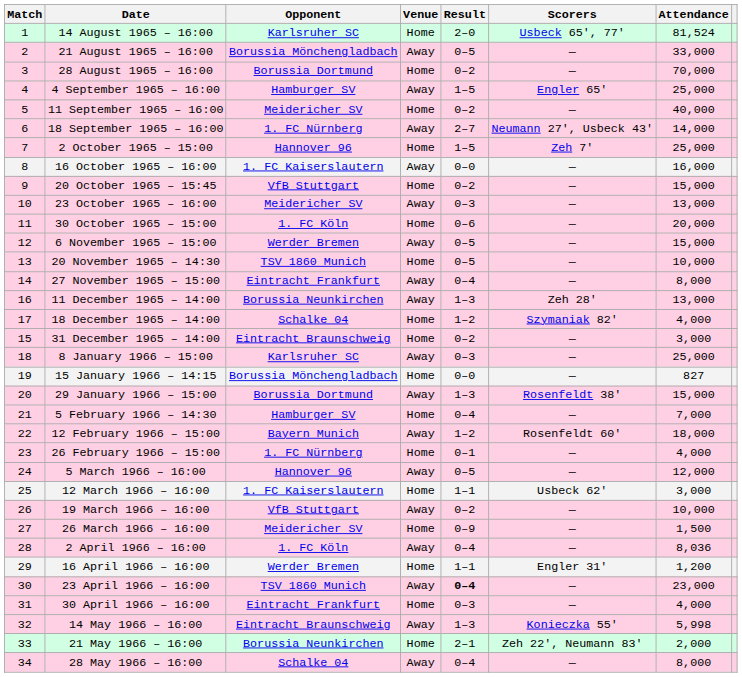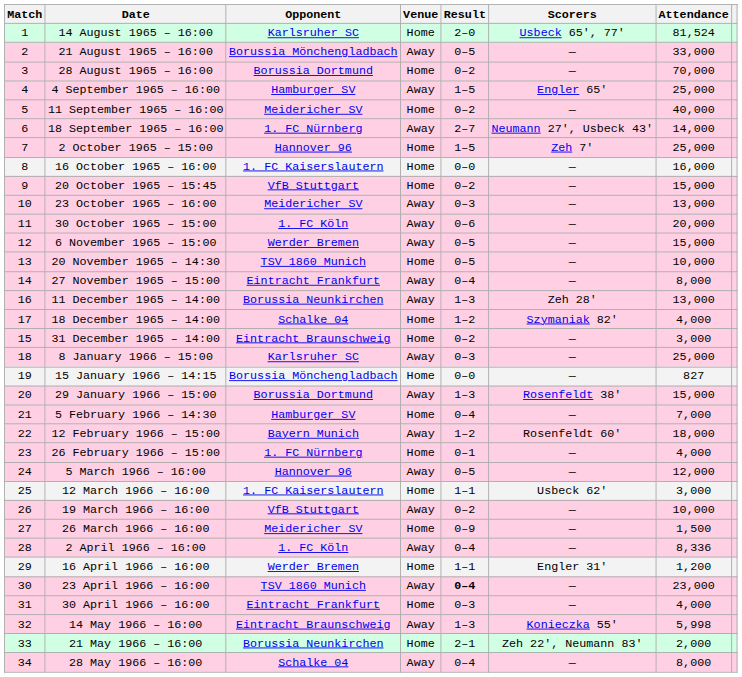(421, 167) Away -> (421, 167) Home
(421, 224) Home -> (421, 224) Away
(694, 548) 8,036 -> (694, 548) 8,336
